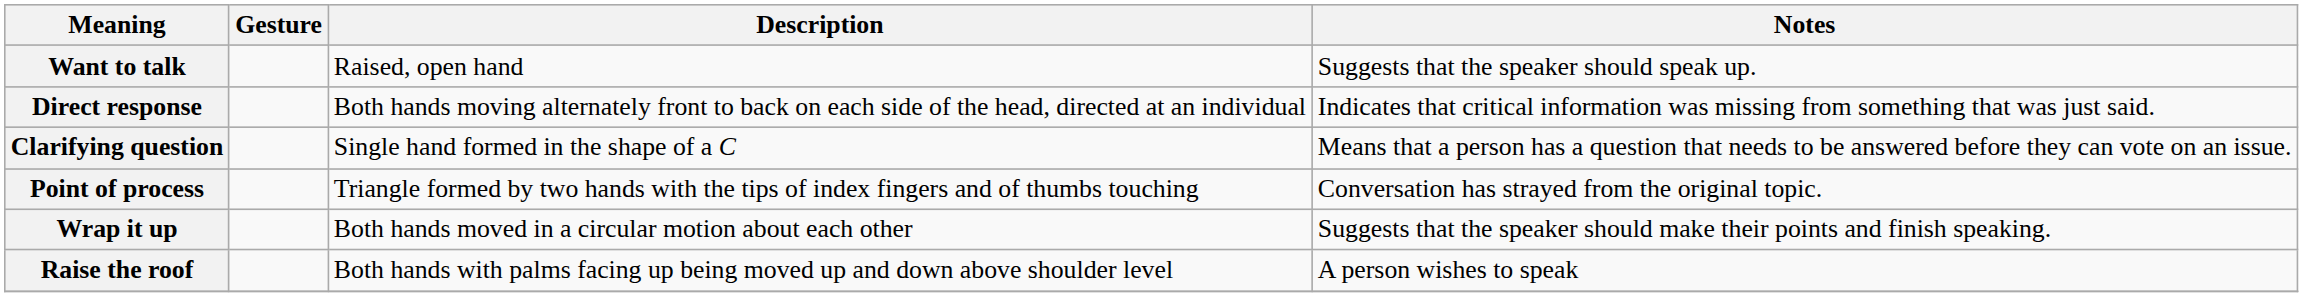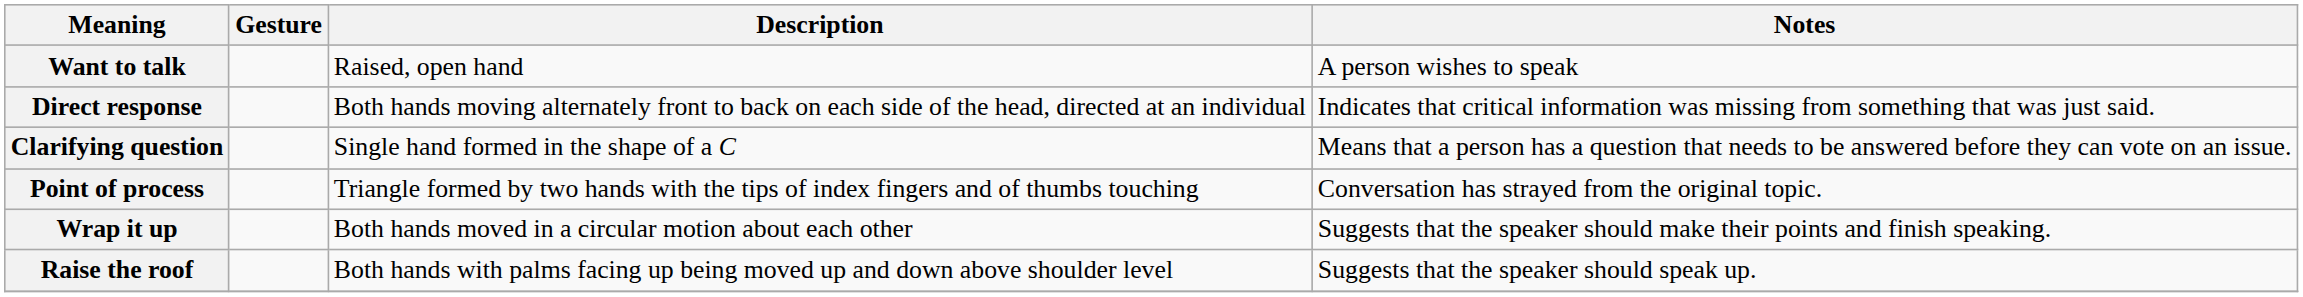(1537, 65) Suggests that the speaker should speak up. -> (1448, 65) A person wishes to speak
(1448, 270) A person wishes to speak -> (1537, 270) Suggests that the speaker should speak up.
